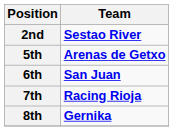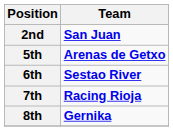(103, 34) Sestao River -> (92, 34) San Juan
(92, 75) San Juan -> (103, 75) Sestao River
